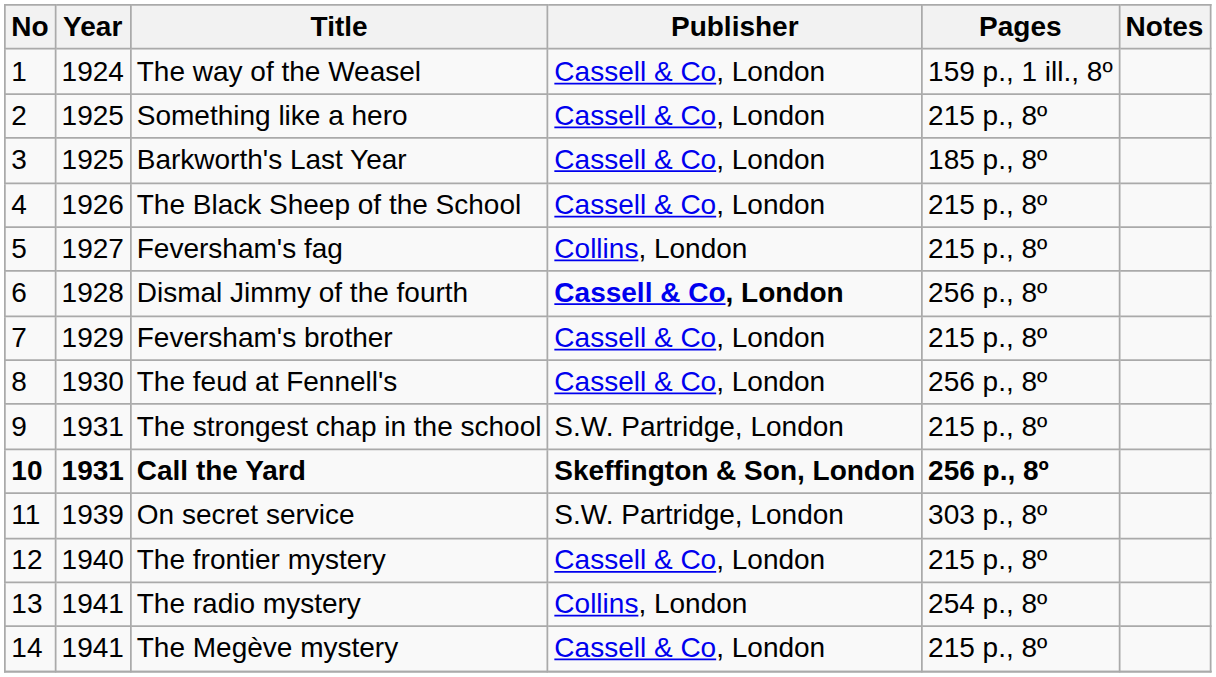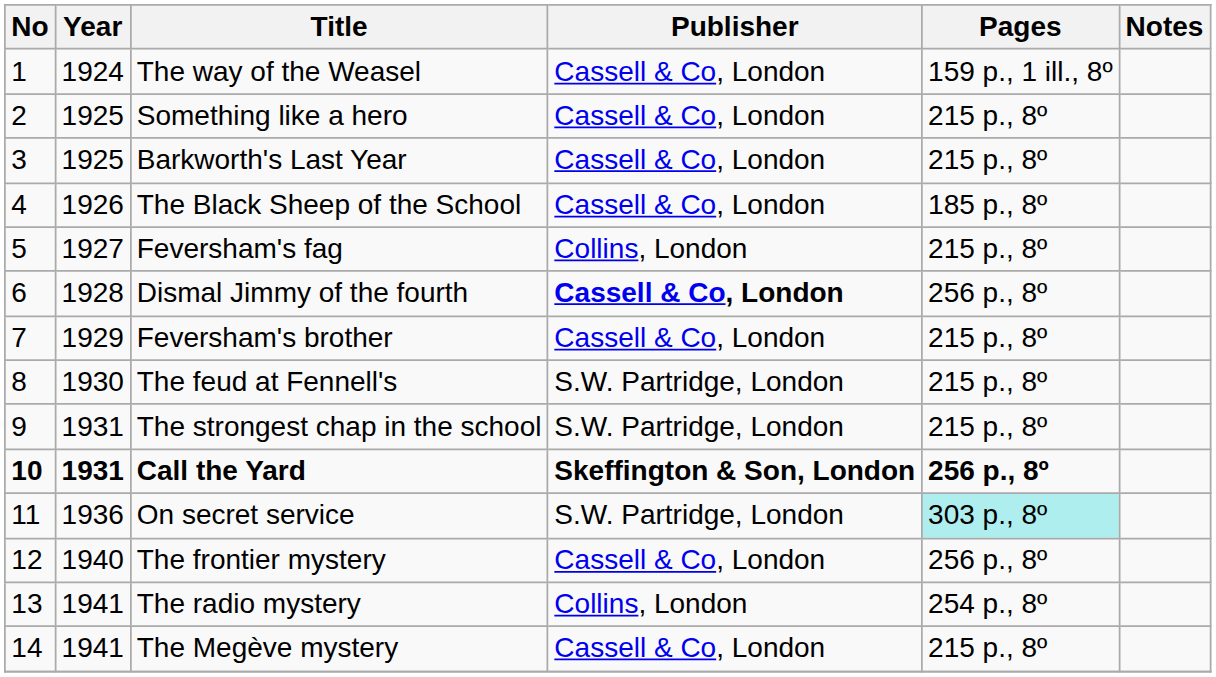(988, 159) 185 p., 8º -> (988, 159) 215 p., 8º
(988, 204) 215 p., 8º -> (988, 204) 185 p., 8º
(690, 381) Cassell & Co, London -> (699, 381) S.W. Partridge, London
(988, 381) 256 p., 8º -> (988, 381) 215 p., 8º
(93, 515) 1939 -> (93, 515) 1936
(988, 515) no background -> (988, 515) paleturquoise background
(988, 559) 215 p., 8º -> (988, 559) 256 p., 8º
